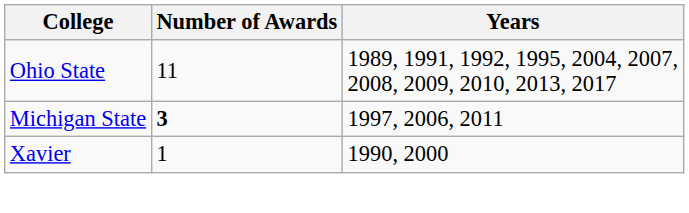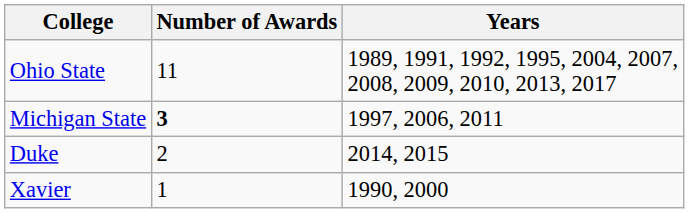+ row: (34, 154)
